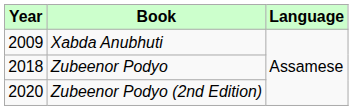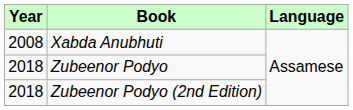(26, 42) 2009 -> (26, 42) 2008
(26, 92) 2020 -> (26, 92) 2018
